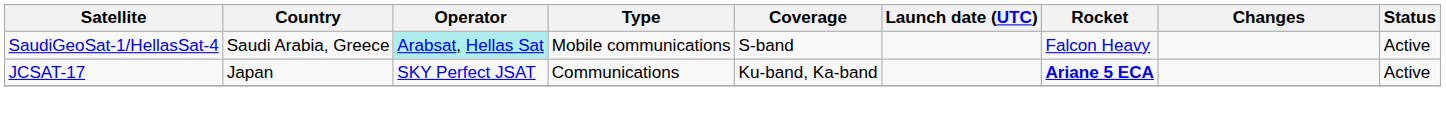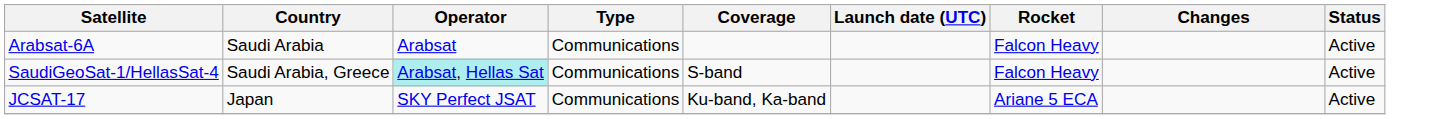+ row: (51, 45)
(641, 45) Mobile communications -> (616, 72) Communications
(1100, 72) bold -> (1046, 99) normal
